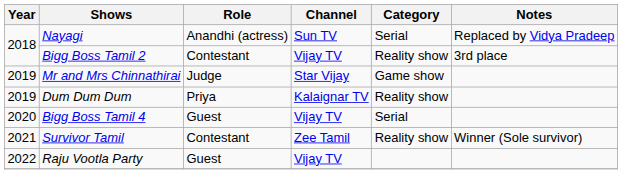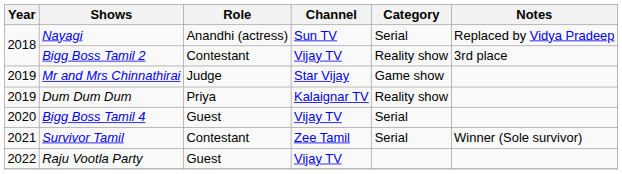(411, 138) Reality show -> (391, 138) Serial
